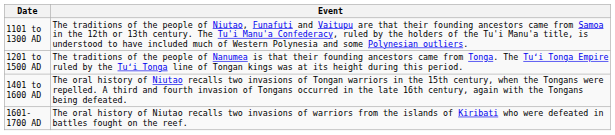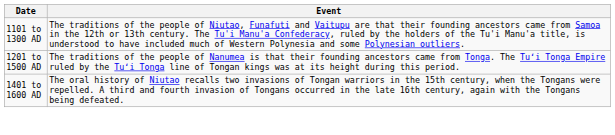- row: (24, 118)
